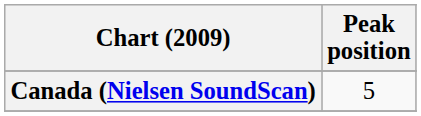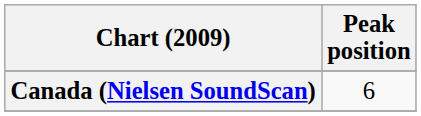(369, 90) 5 -> (369, 90) 6
